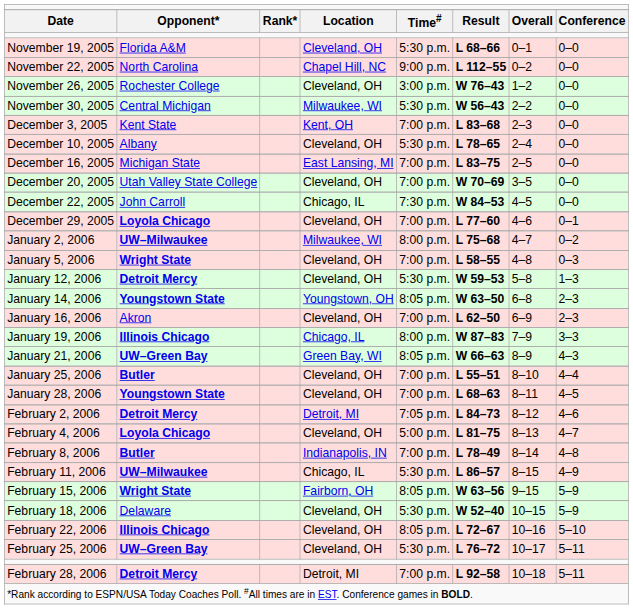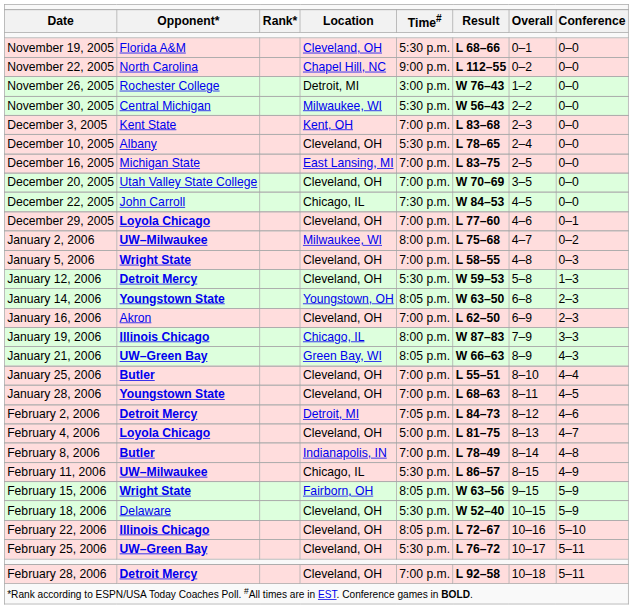(342, 86) Cleveland, OH -> (331, 86) Detroit, MI
(331, 574) Detroit, MI -> (342, 574) Cleveland, OH
